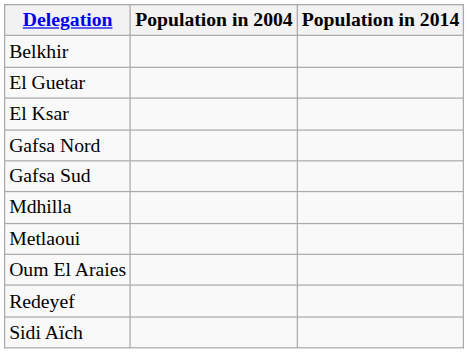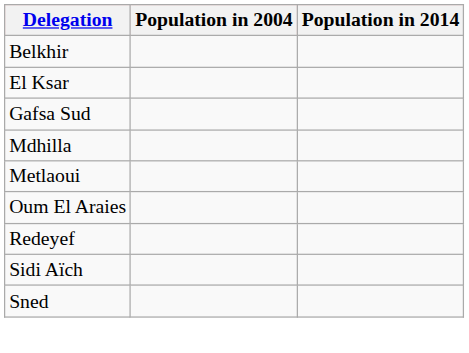- row: (47, 82)
- row: (55, 144)
+ row: (29, 301)
